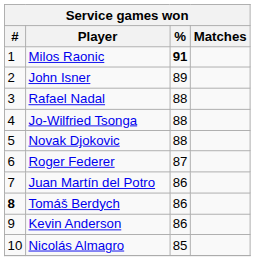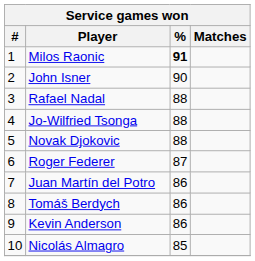(180, 78) 89 -> (180, 78) 90
(11, 204) bold -> (11, 204) normal
